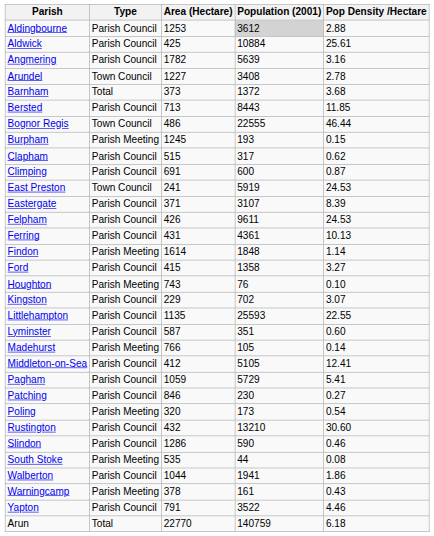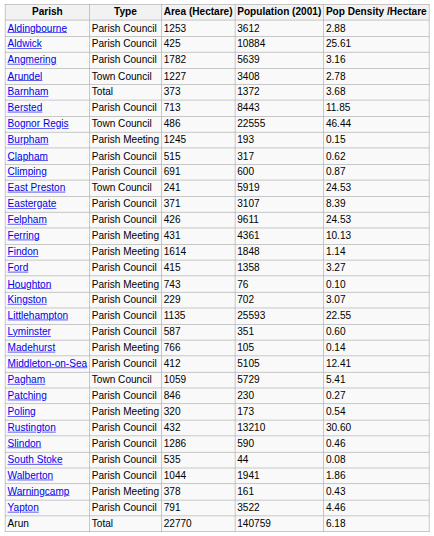(248, 28) lightgrey background -> (248, 28) no background
(124, 236) Parish Council -> (125, 236) Parish Meeting
(124, 380) Parish Council -> (122, 380) Town Council
(125, 460) Parish Meeting -> (124, 460) Parish Council
